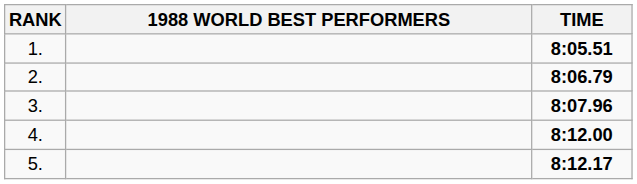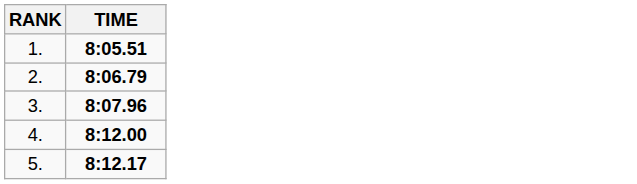- column: (299, 19)
